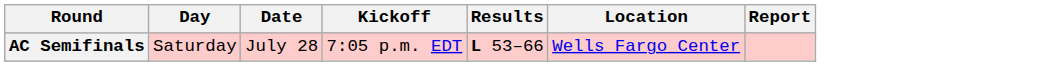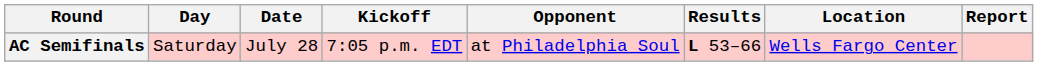+ column: (575, 19)
